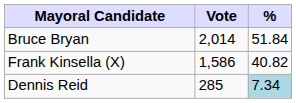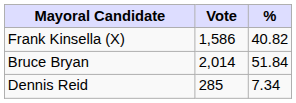rows swapped: (48, 39) <-> (66, 62)
(266, 86) lightblue background -> (266, 86) no background
